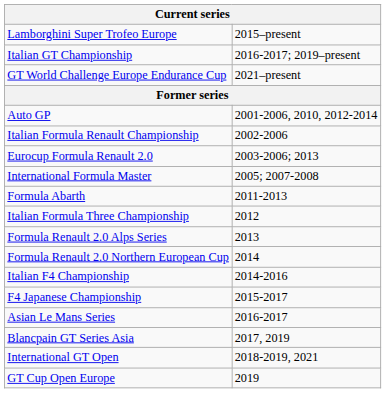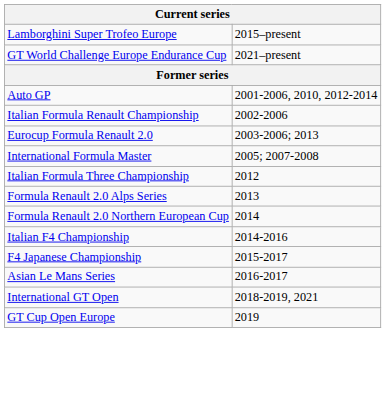- row: (70, 54)
- row: (46, 195)
- row: (71, 337)
